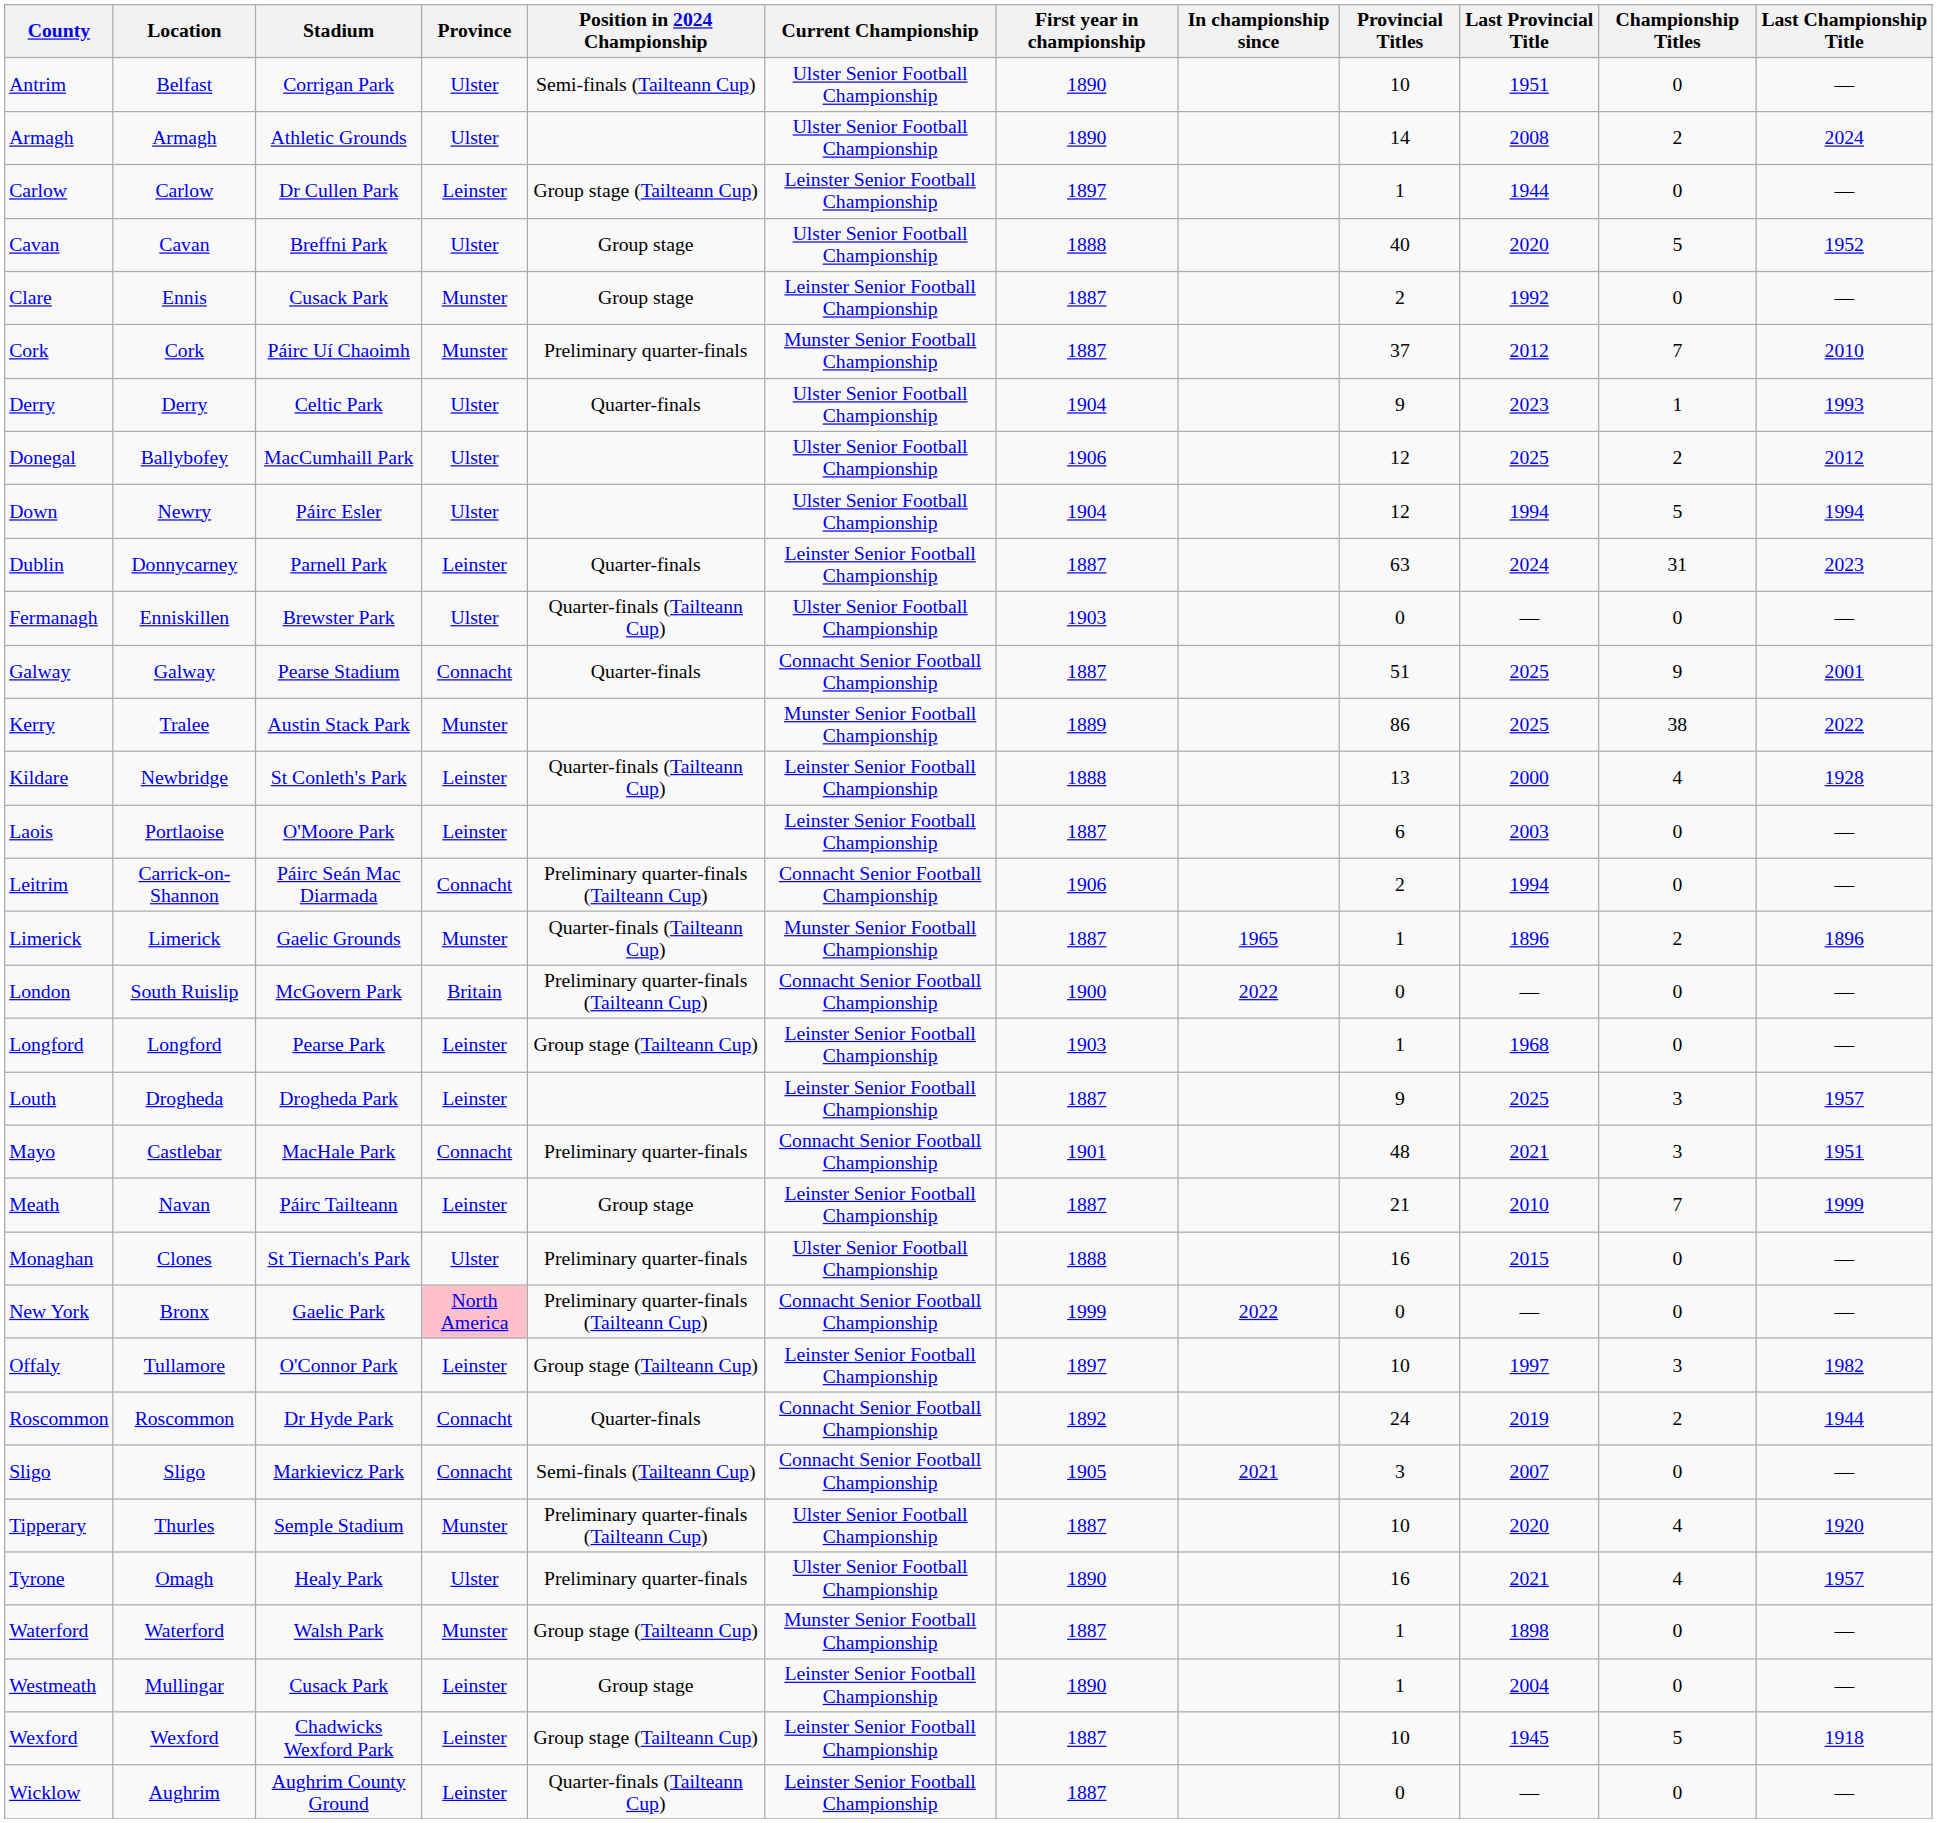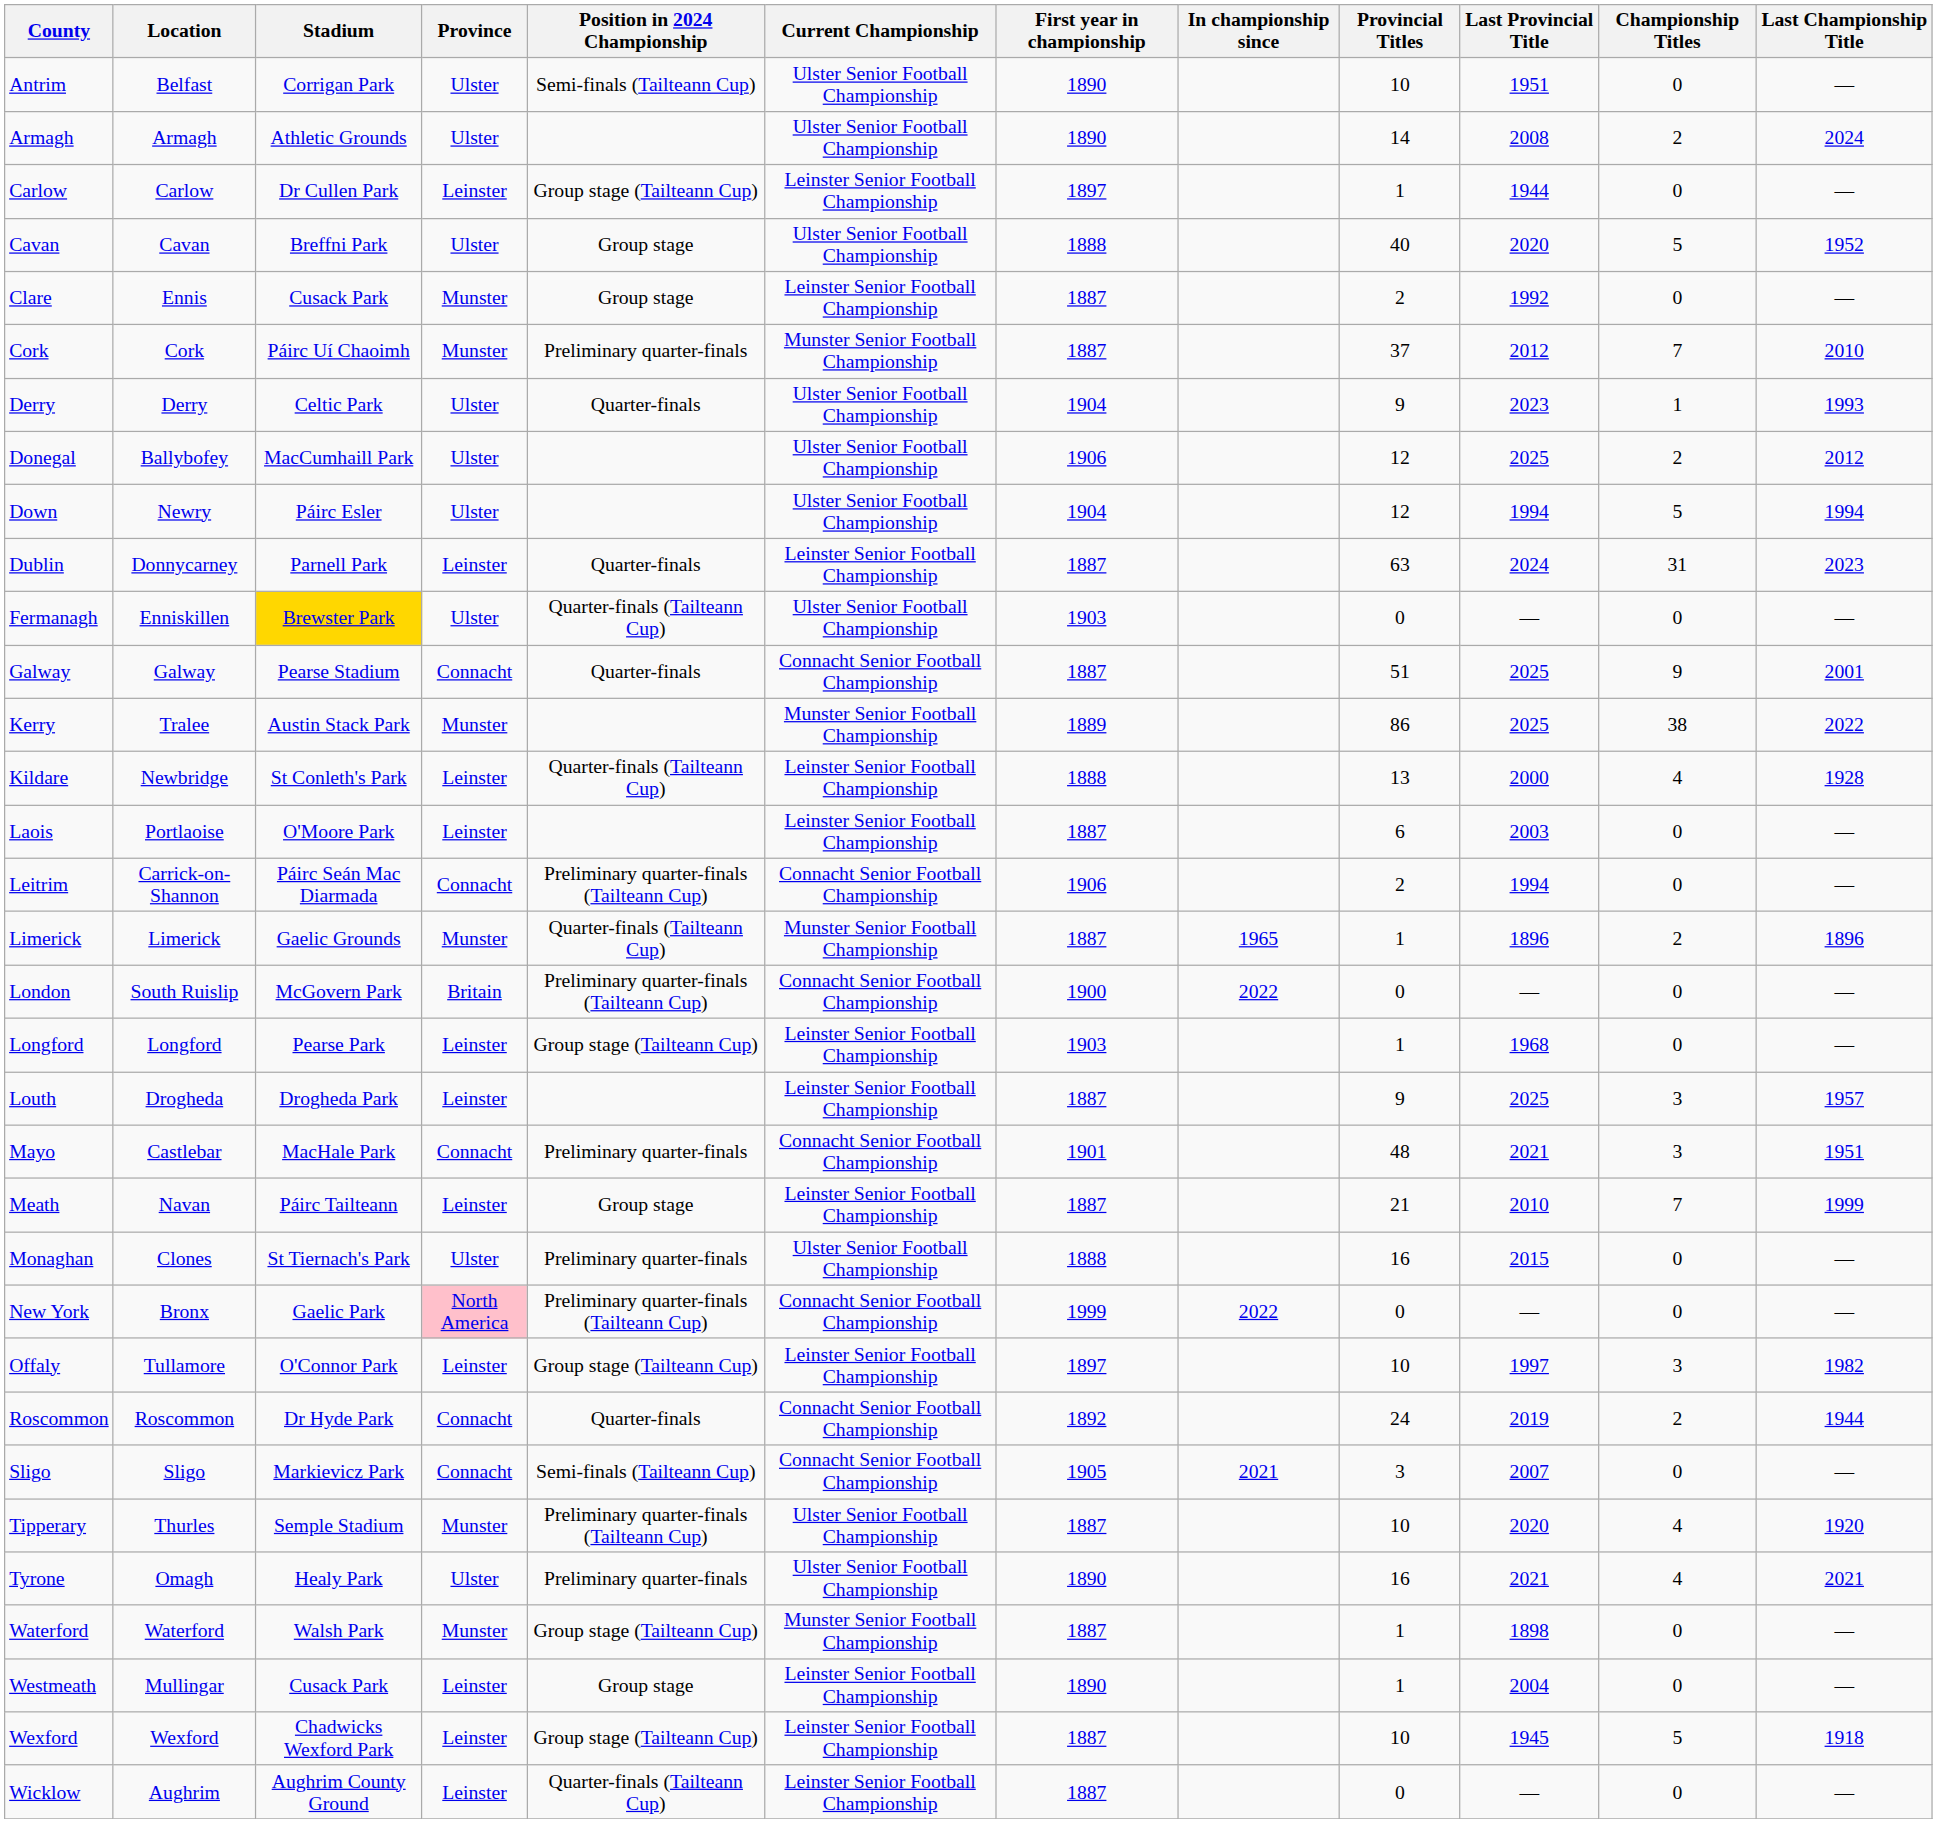(339, 618) no background -> (339, 618) gold background
(1844, 1578) 1957 -> (1844, 1578) 2021
